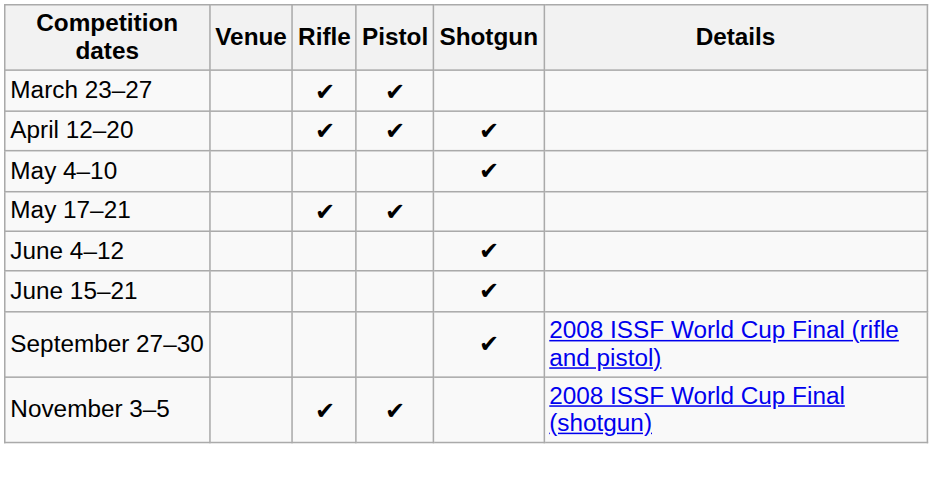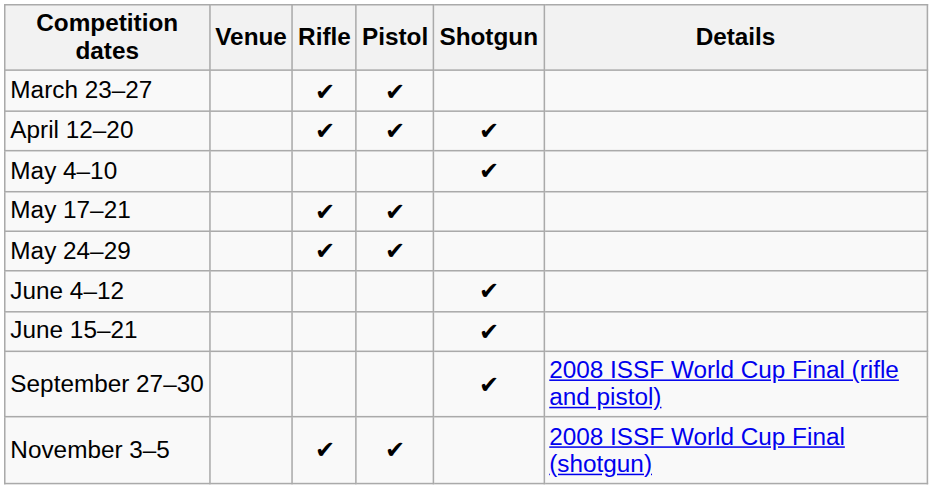+ row: (71, 250)
